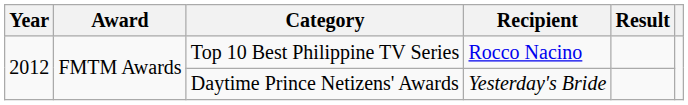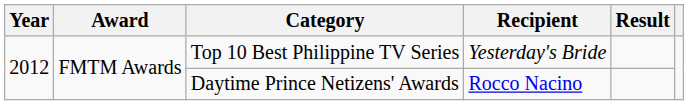(525, 52) Rocco Nacino -> (537, 52) Yesterday's Bride
(537, 83) Yesterday's Bride -> (525, 83) Rocco Nacino
